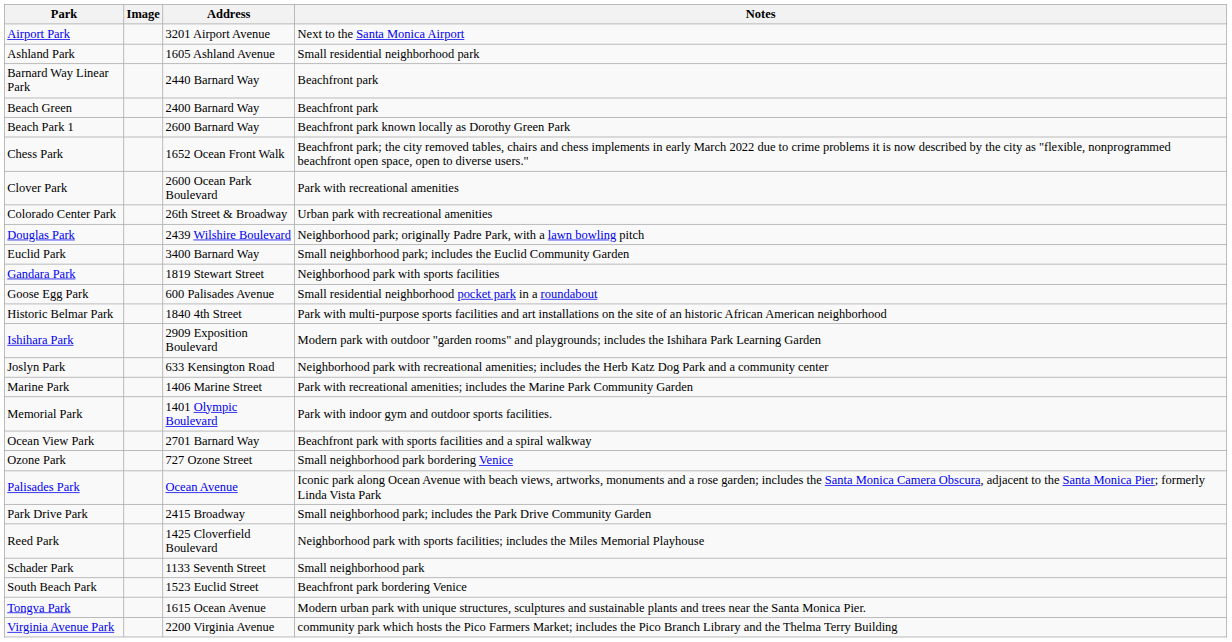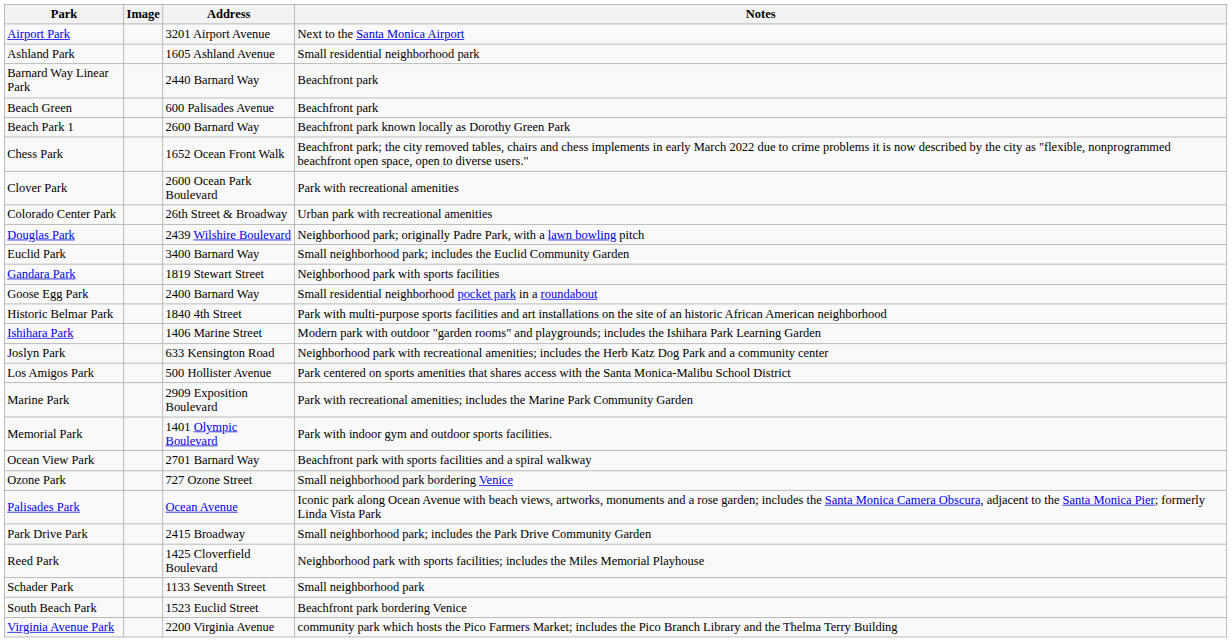(212, 107) 2400 Barnard Way -> (220, 107) 600 Palisades Avenue
(220, 294) 600 Palisades Avenue -> (212, 294) 2400 Barnard Way
(207, 340) 2909 Exposition Boulevard -> (214, 333) 1406 Marine Street
+ row: (51, 373)
(214, 387) 1406 Marine Street -> (207, 400) 2909 Exposition Boulevard
- row: (39, 607)
